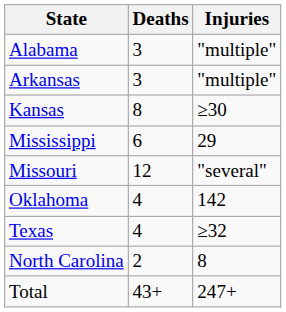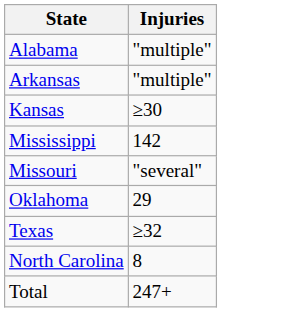- column: (161, 19)
(207, 140) 29 -> (147, 140) 142
(212, 200) 142 -> (142, 200) 29
